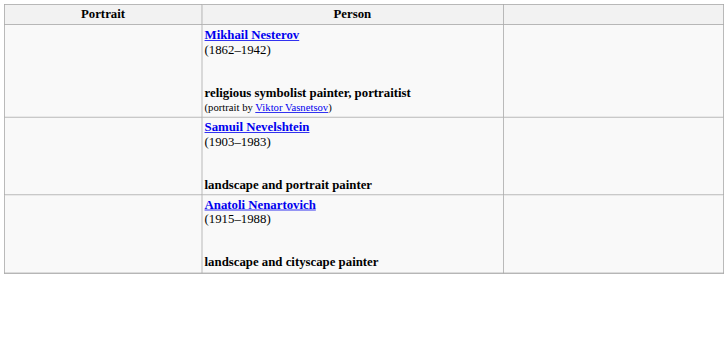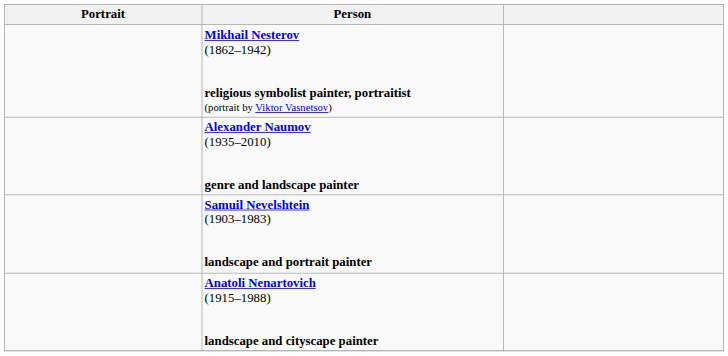+ row: (282, 156)
